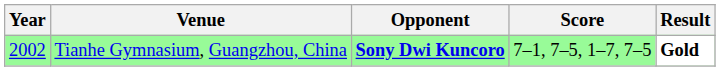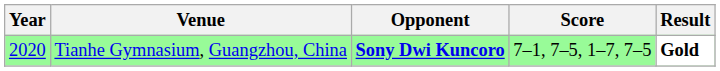(27, 50) 2002 -> (27, 50) 2020
